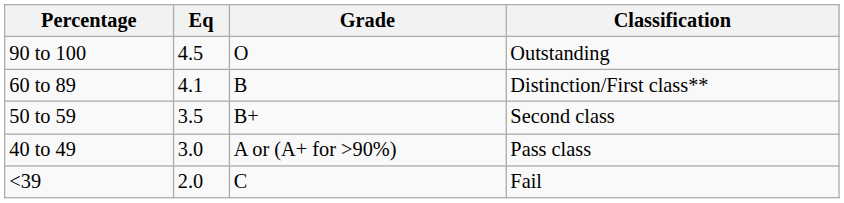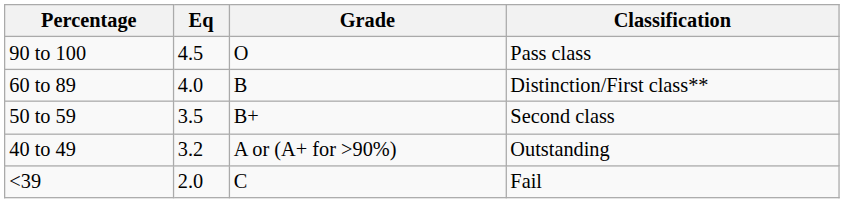(560, 52) Outstanding -> (551, 52) Pass class
(191, 85) 4.1 -> (191, 85) 4.0
(191, 149) 3.0 -> (191, 149) 3.2
(551, 149) Pass class -> (560, 149) Outstanding
